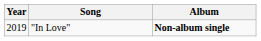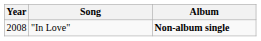(17, 28) 2019 -> (17, 28) 2008
